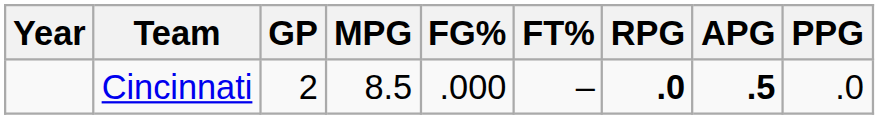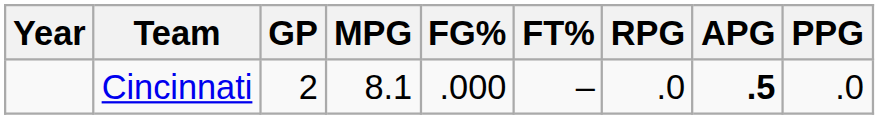(388, 87) 8.5 -> (388, 87) 8.1
(671, 87) bold -> (671, 87) normal
